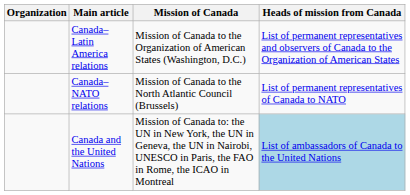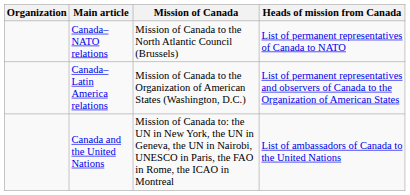rows swapped: (90, 93) <-> (90, 47)
(332, 152) lightblue background -> (332, 152) no background
